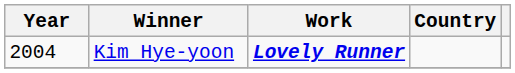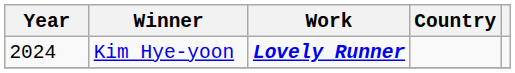(33, 52) 2004 -> (33, 52) 2024
